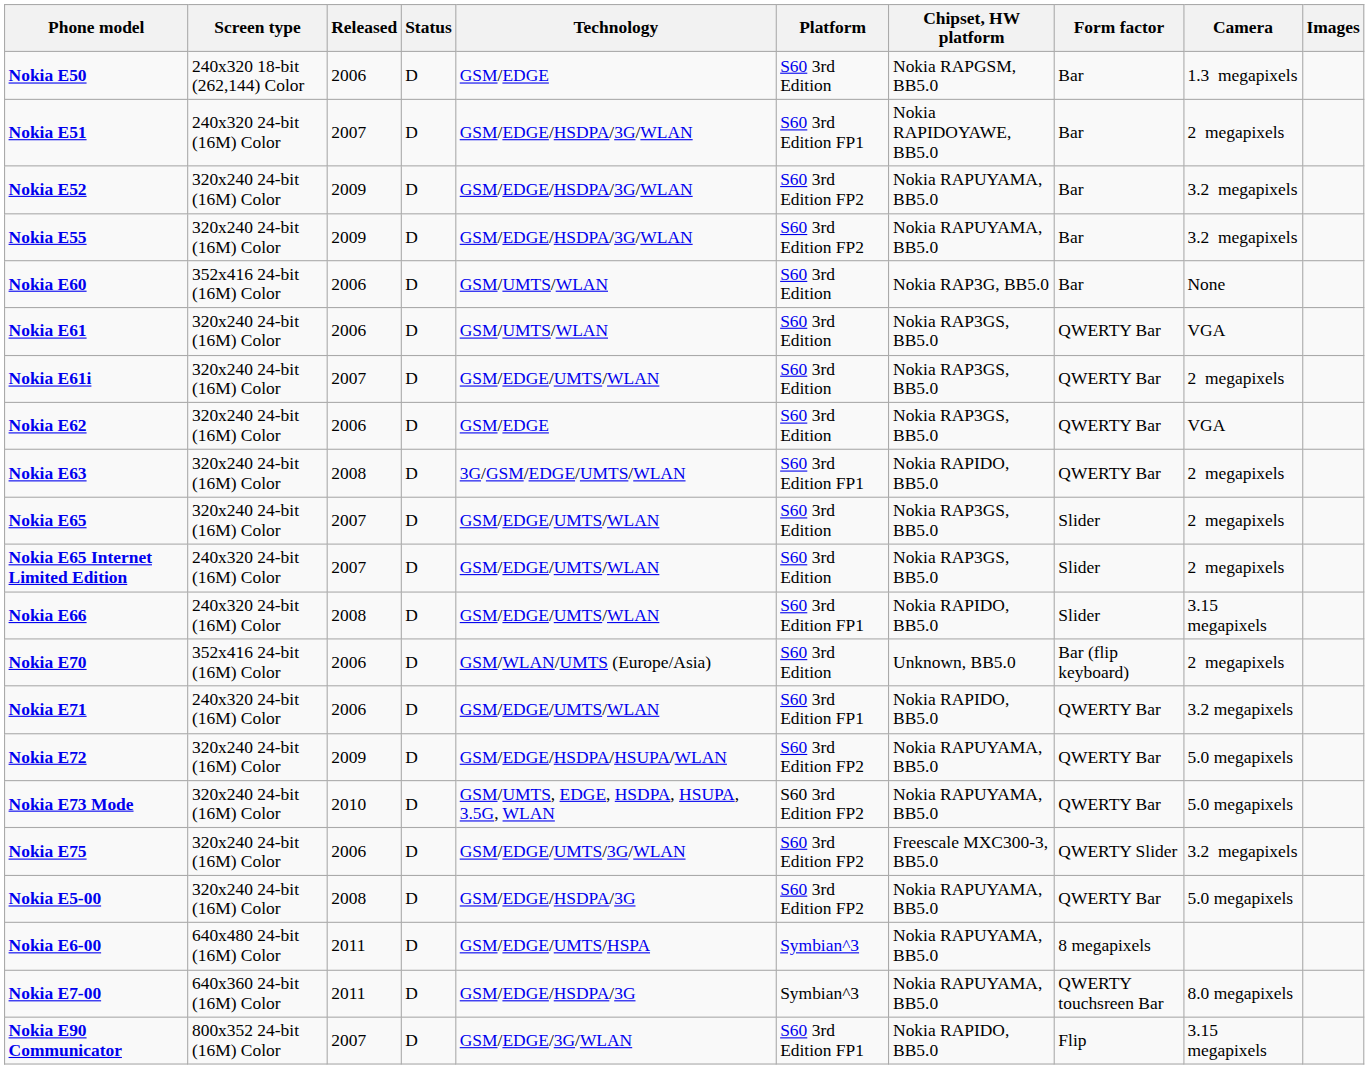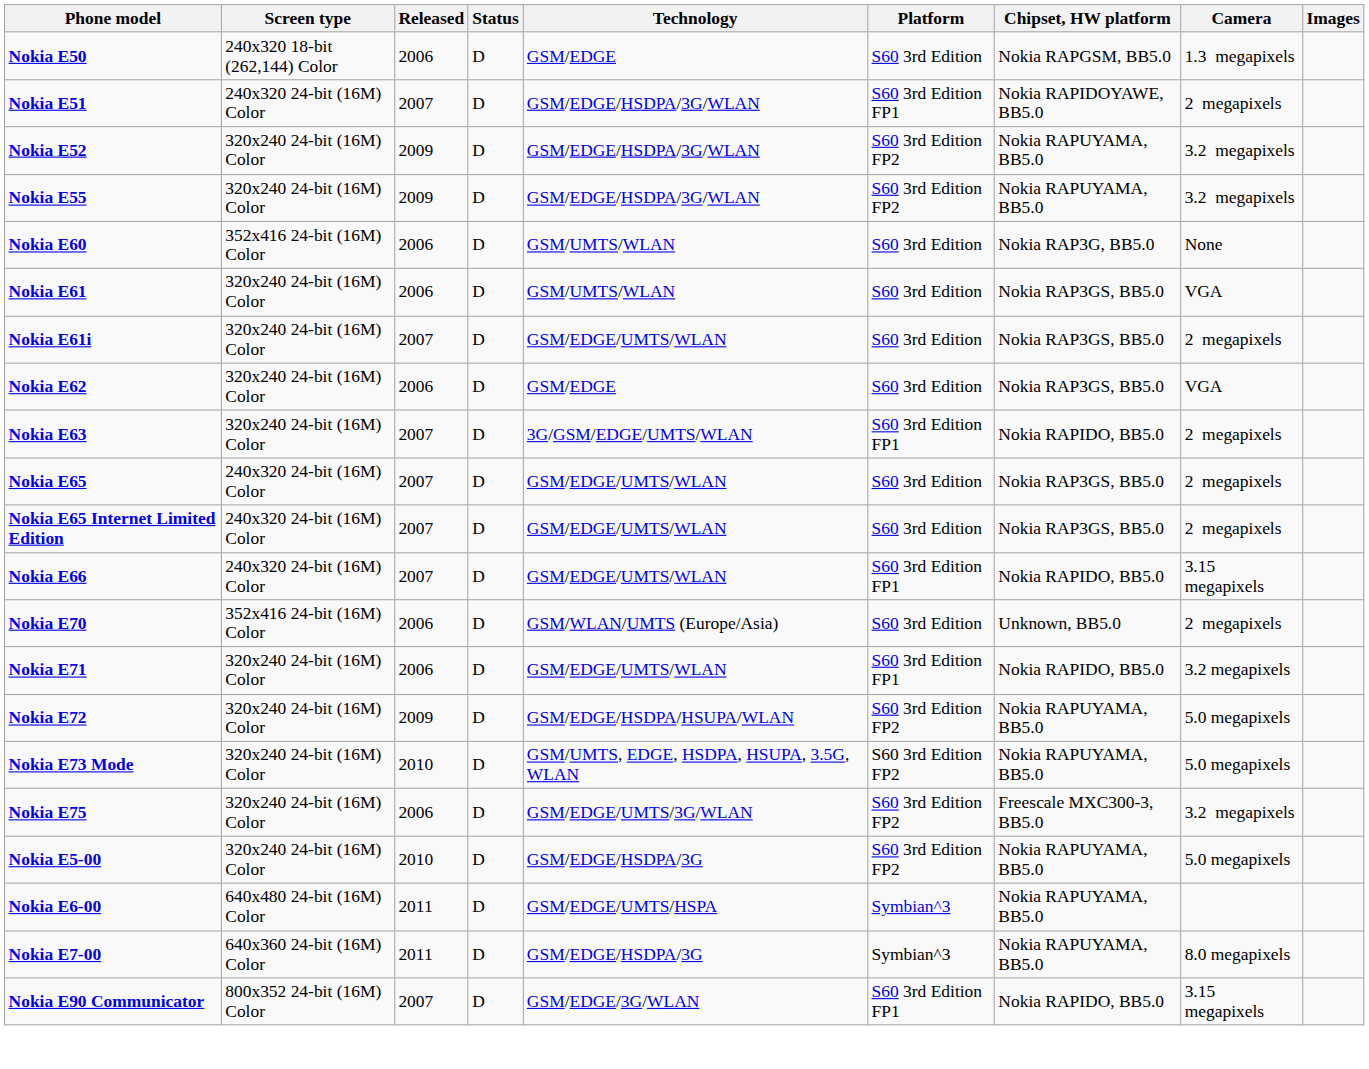- column: (1119, 28)
(349, 473) 2008 -> (416, 434) 2007
(245, 520) 320x240 24-bit (16M) Color -> (303, 481) 240x320 24-bit (16M) Color
(349, 615) 2008 -> (416, 575) 2007
(245, 709) 240x320 24-bit (16M) Color -> (303, 670) 320x240 24-bit (16M) Color
(349, 898) 2008 -> (416, 859) 2010
